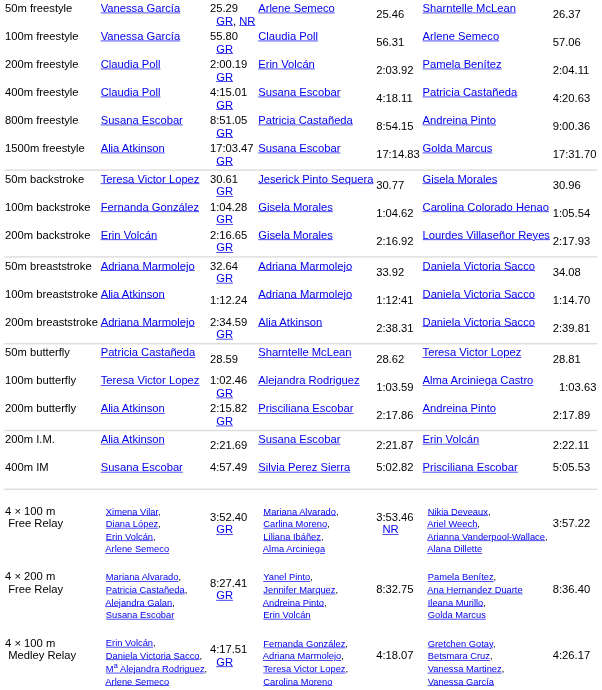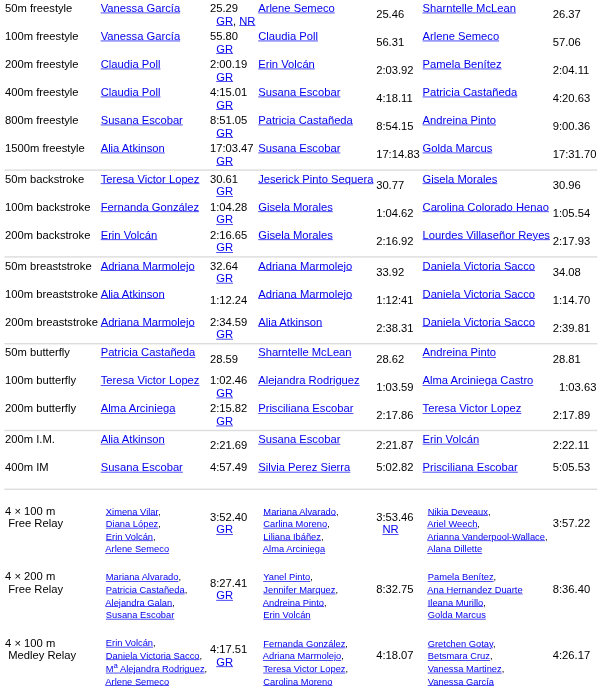(472, 359) Teresa Victor Lopez -> (459, 359) Andreina Pinto
(133, 415) Alia Atkinson -> (138, 415) Alma Arciniega
(459, 415) Andreina Pinto -> (472, 415) Teresa Victor Lopez
